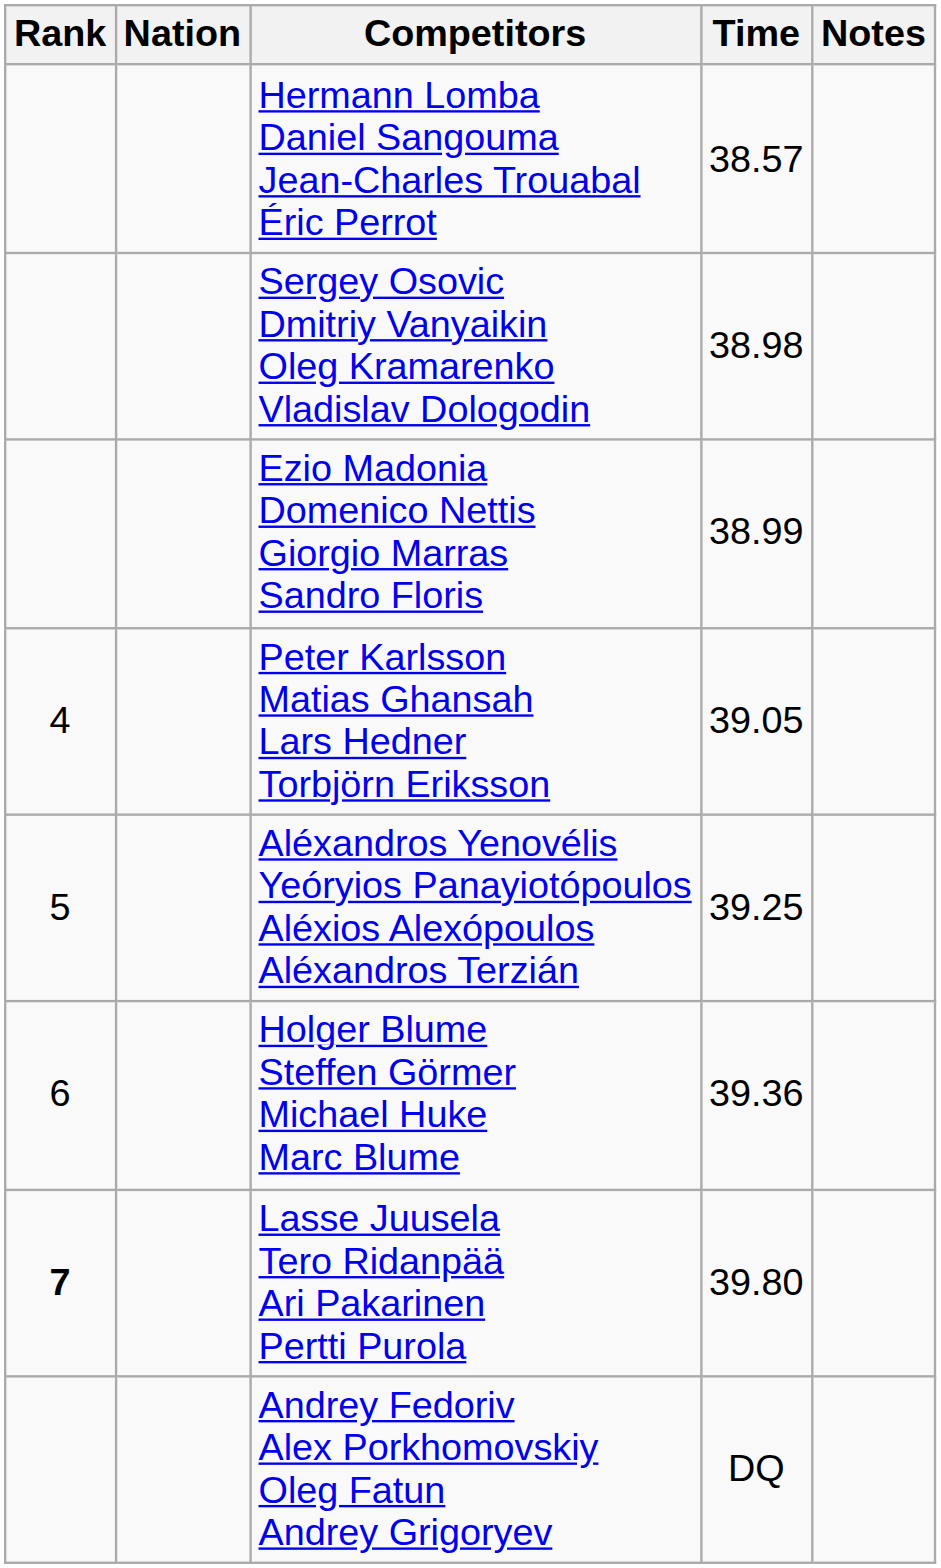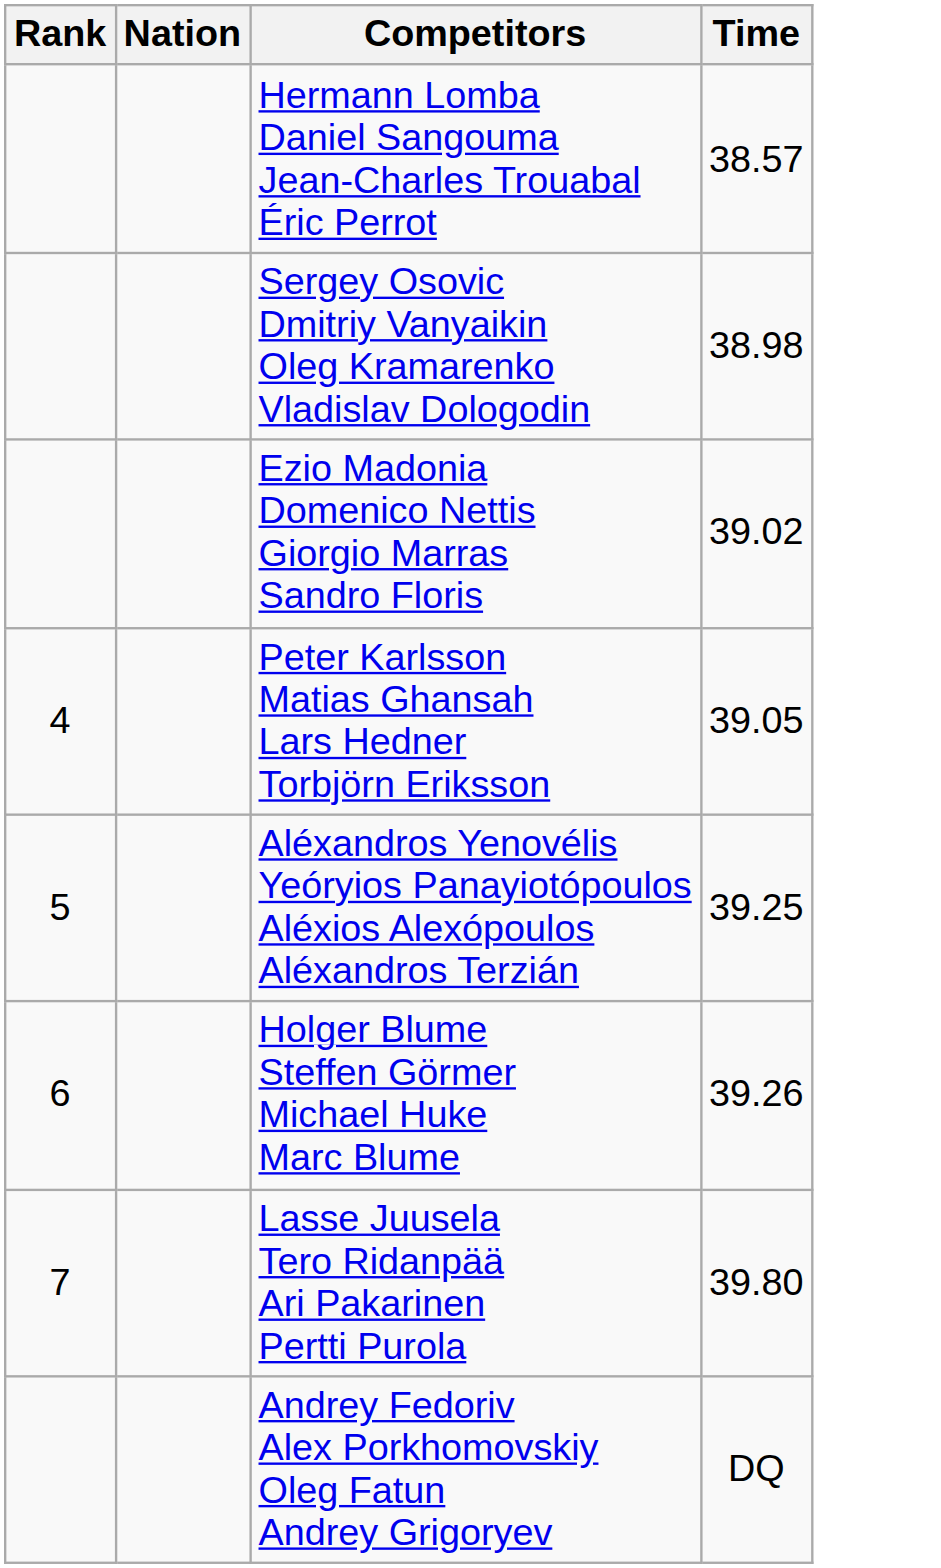- column: (873, 34)
(756, 532) 38.99 -> (756, 532) 39.02
(756, 1094) 39.36 -> (756, 1094) 39.26
(60, 1281) bold -> (60, 1281) normal
